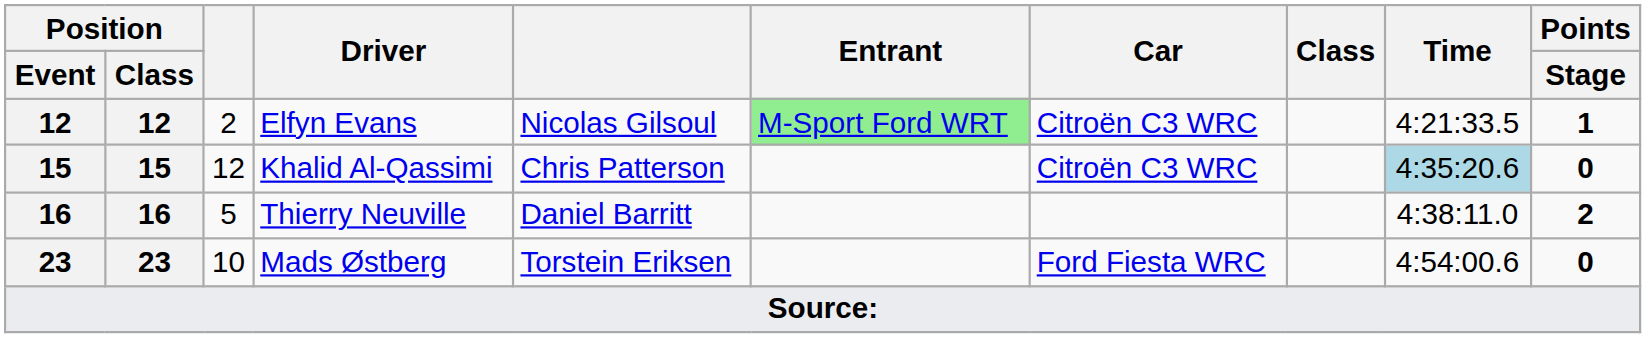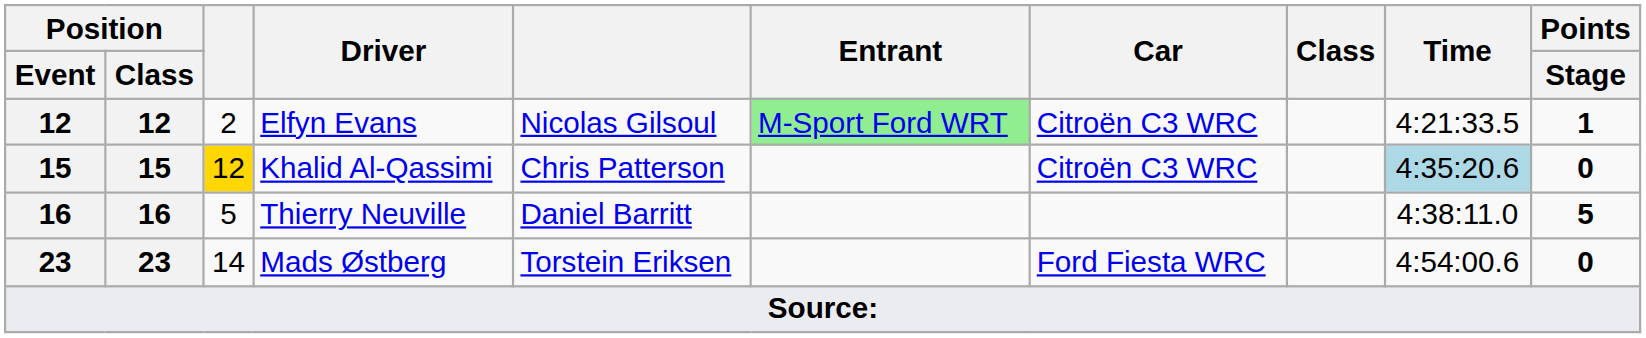(228, 168) no background -> (228, 168) gold background
(1586, 215) 2 -> (1586, 215) 5
(228, 262) 10 -> (228, 262) 14
